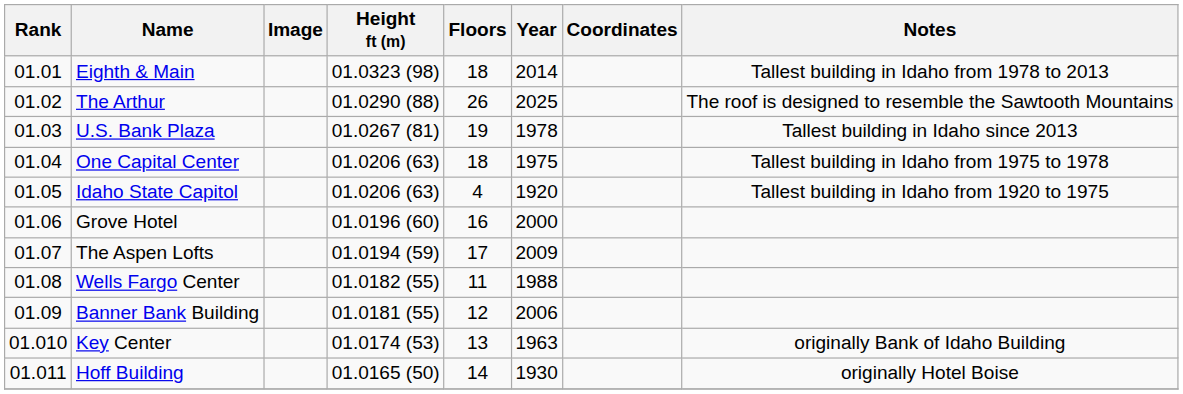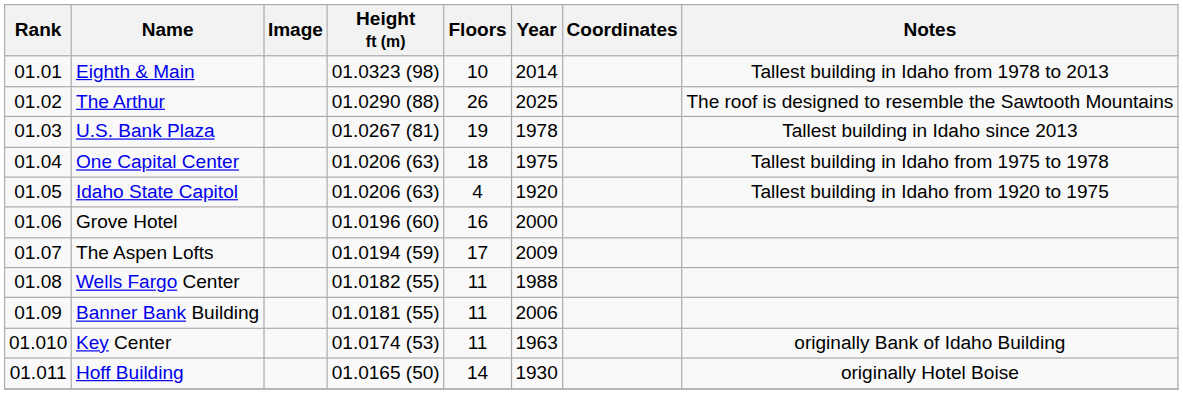(478, 71) 18 -> (478, 71) 10
(478, 312) 12 -> (478, 312) 11
(478, 342) 13 -> (478, 342) 11
